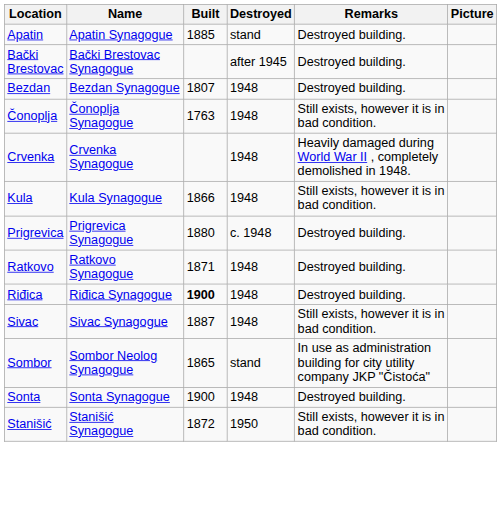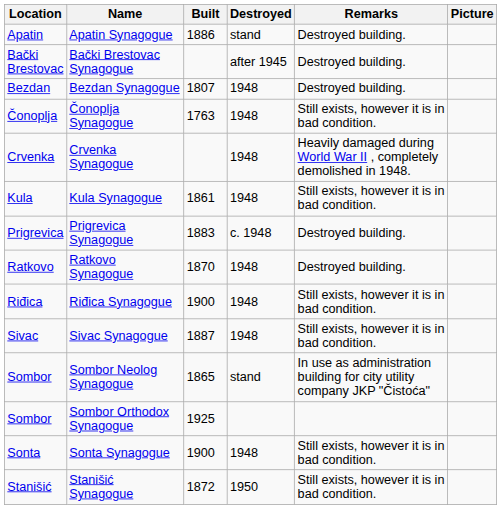(201, 34) 1885 -> (201, 34) 1886
(201, 198) 1866 -> (201, 198) 1861
(201, 233) 1880 -> (201, 233) 1883
(201, 267) 1871 -> (201, 267) 1870
(201, 294) bold -> (201, 301) normal
(352, 294) Destroyed building. -> (371, 301) Still exists, however it is in bad condition.
+ row: (119, 418)
(352, 397) Destroyed building. -> (371, 452) Still exists, however it is in bad condition.
